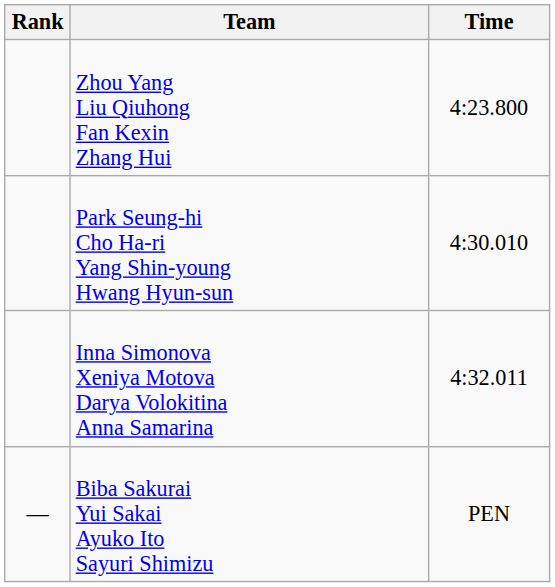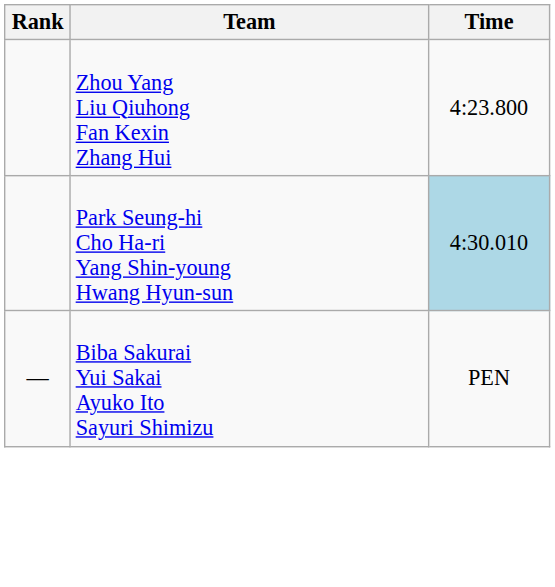(489, 242) no background -> (489, 242) lightblue background
- row: (152, 390)
